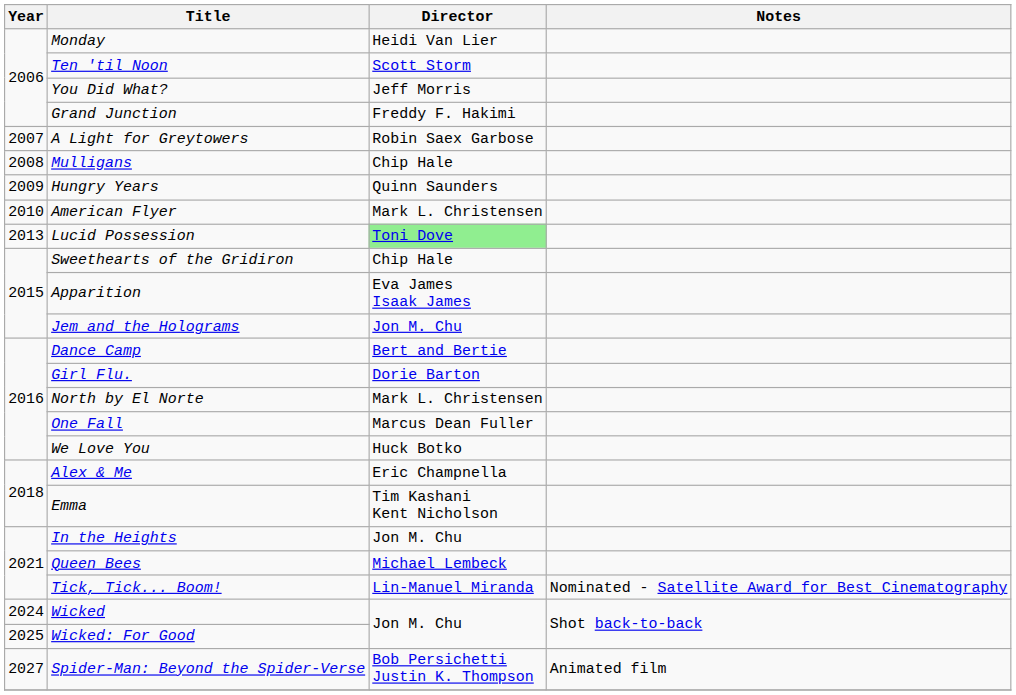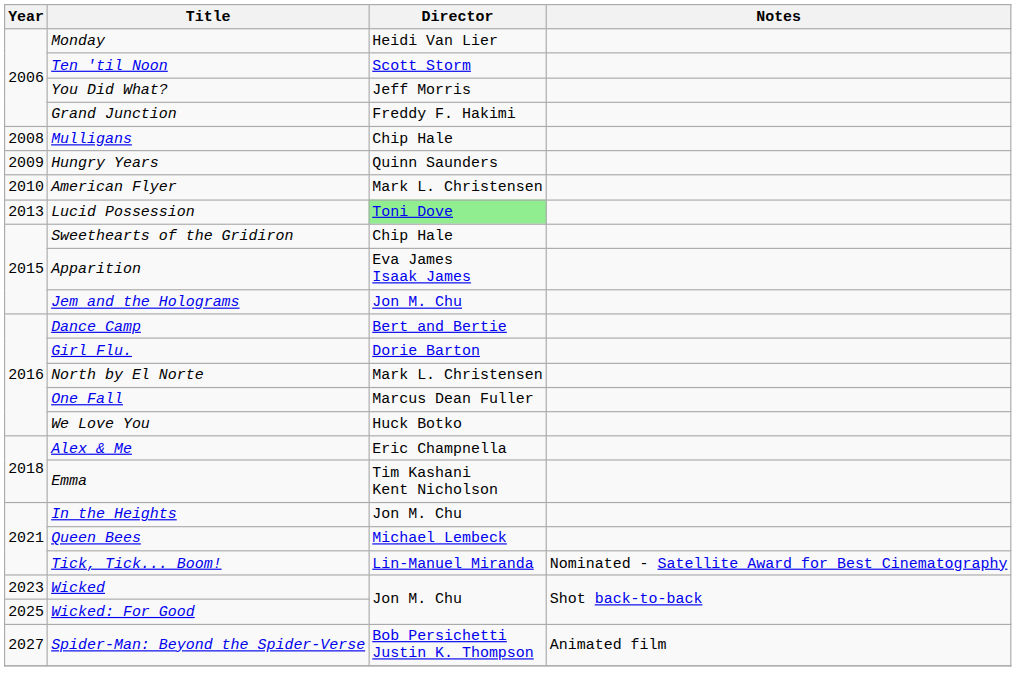- row: (150, 139)
(26, 612) 2024 -> (26, 587) 2023
